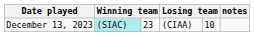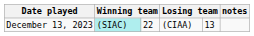(148, 25) 23 -> (148, 25) 22
(210, 25) 10 -> (210, 25) 13
